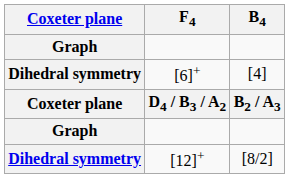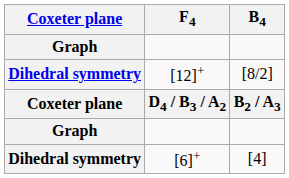rows swapped: (187, 158) <-> (187, 74)
